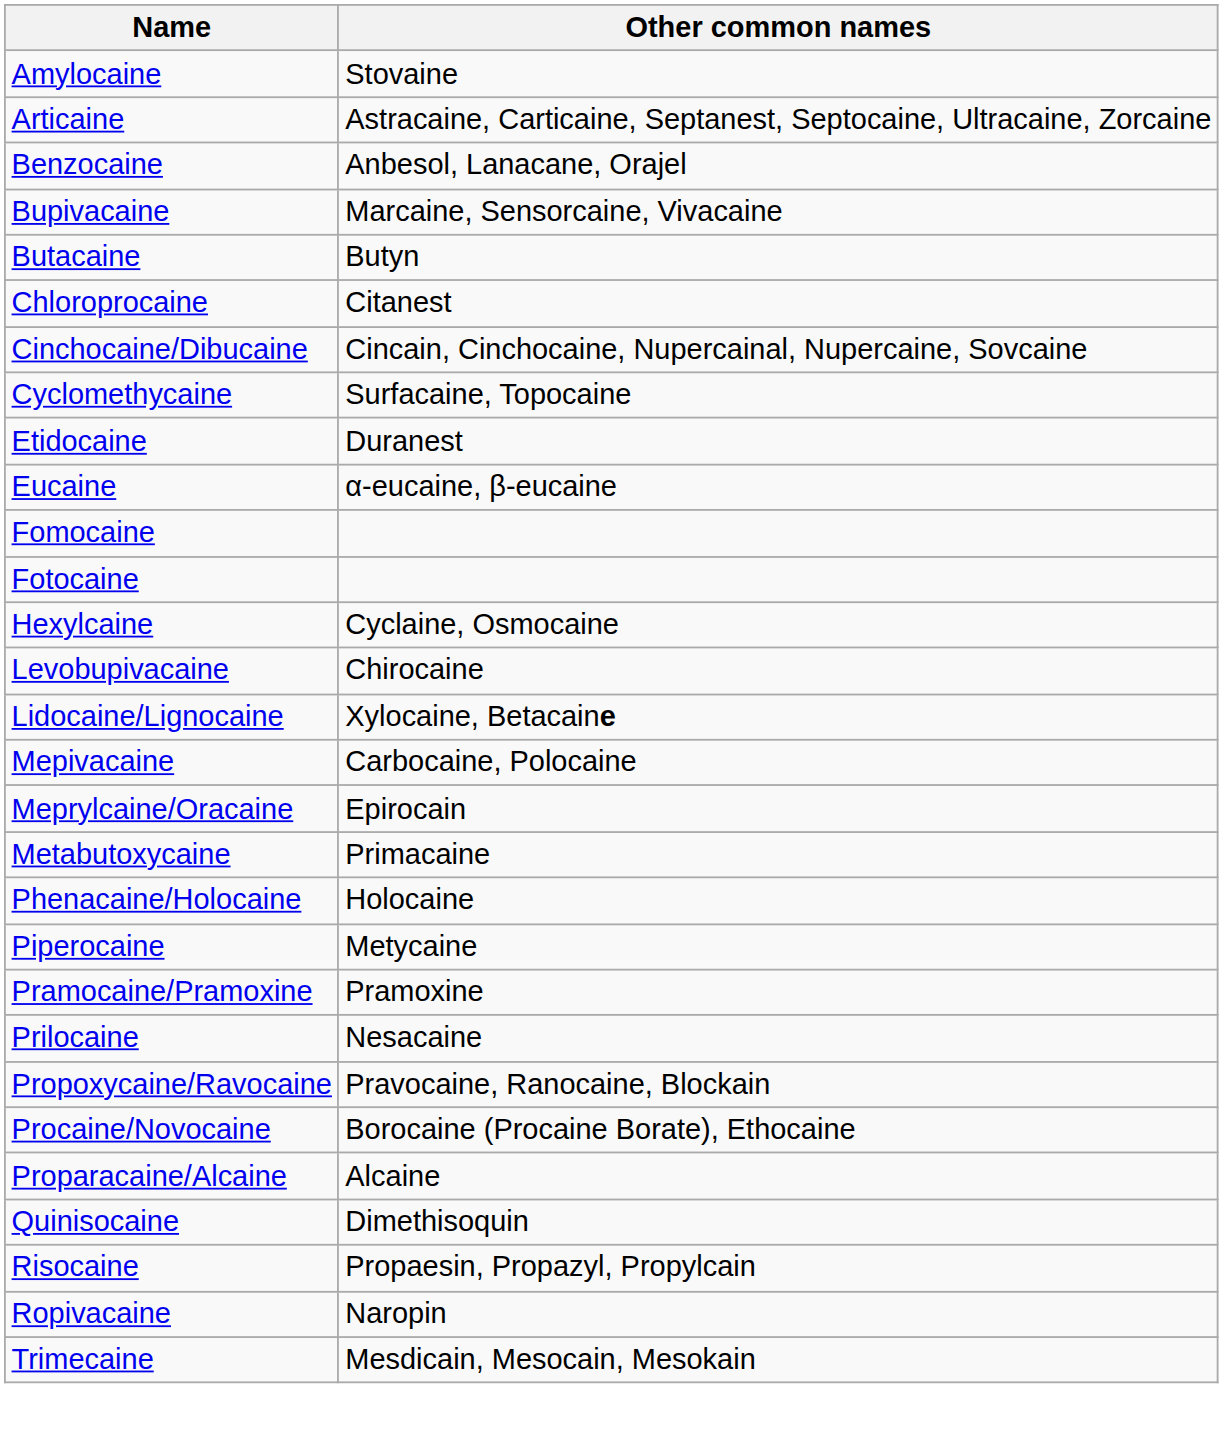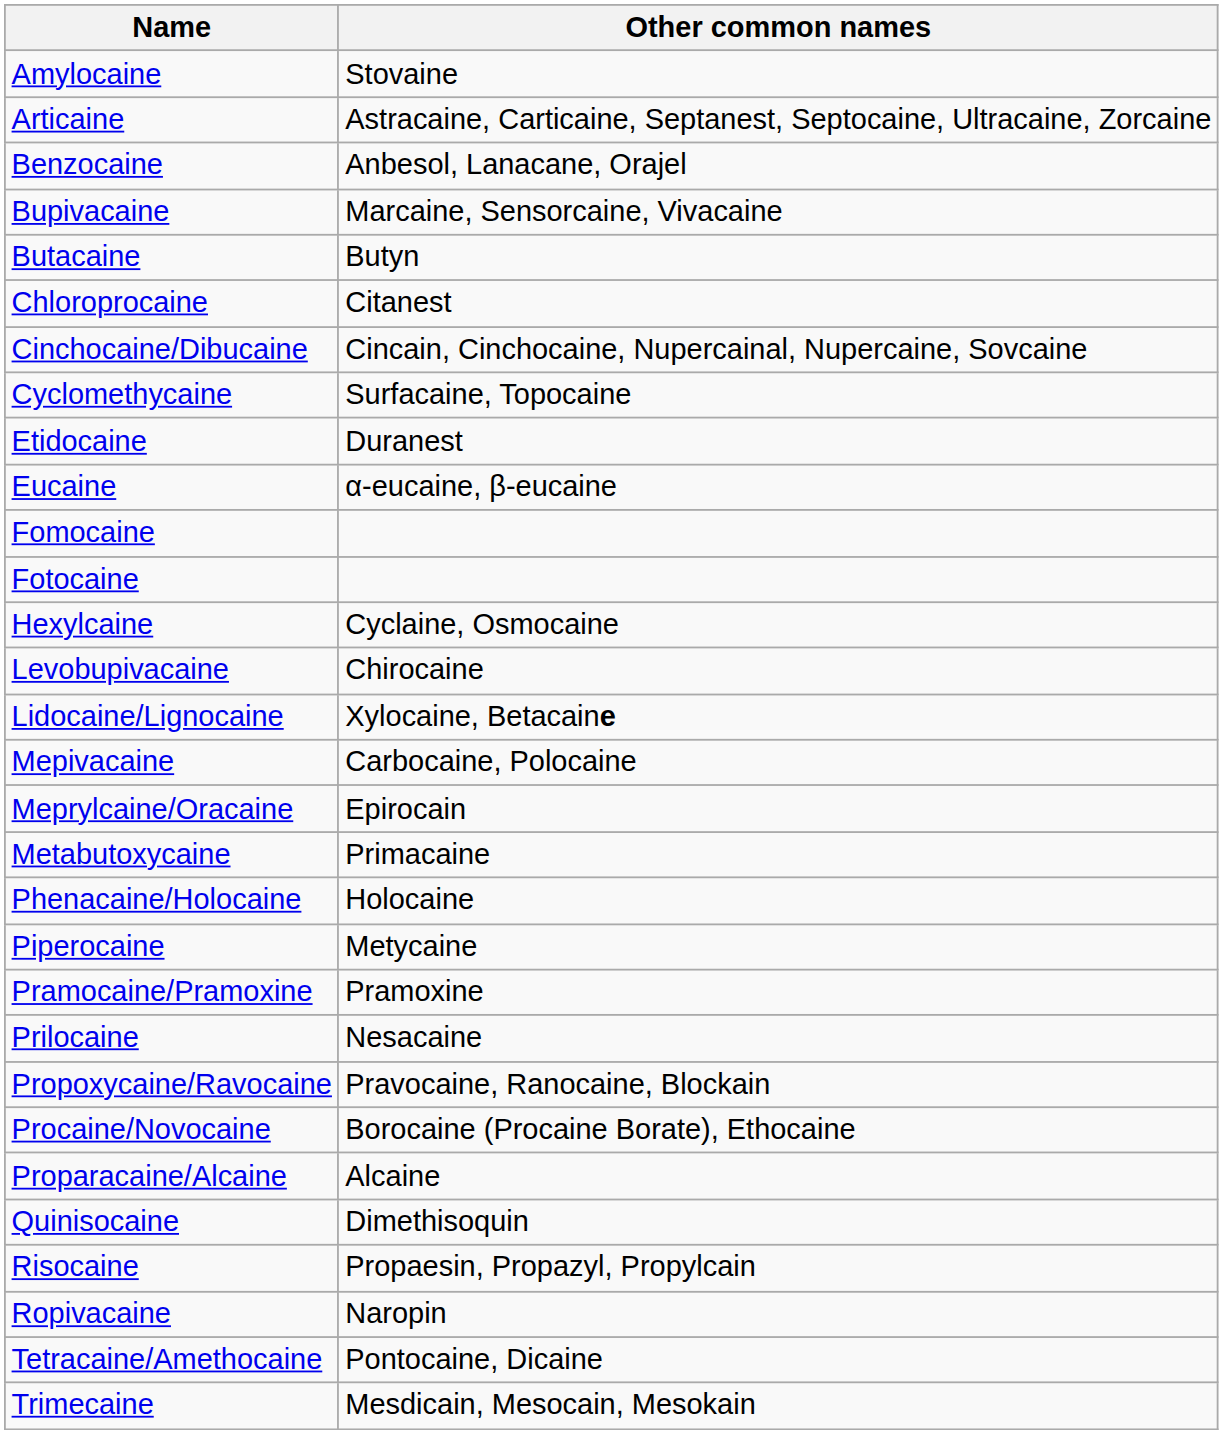+ row: (167, 1359)
